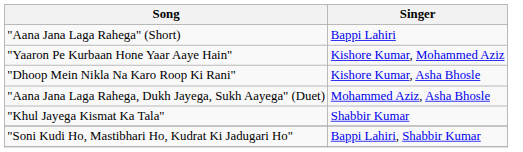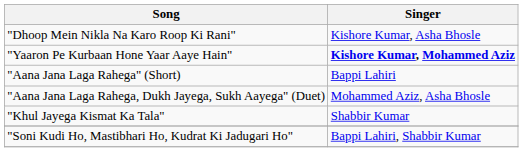rows swapped: (122, 75) <-> (94, 34)
(418, 55) normal -> (423, 55) bold
